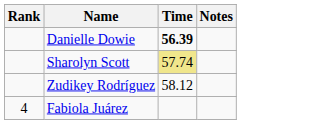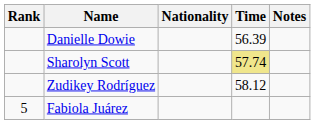+ column: (195, 16)
(177, 39) bold -> (251, 39) normal
(24, 108) 4 -> (24, 108) 5
